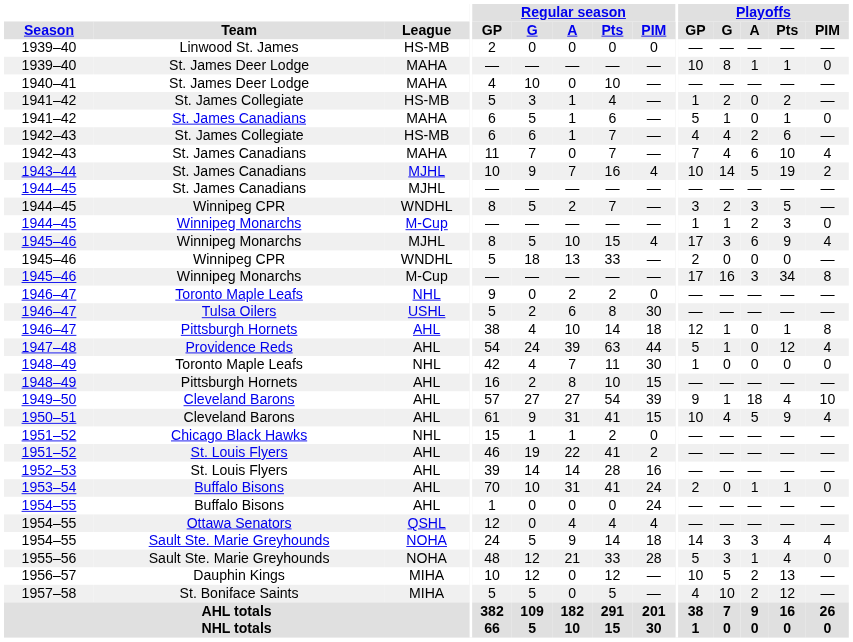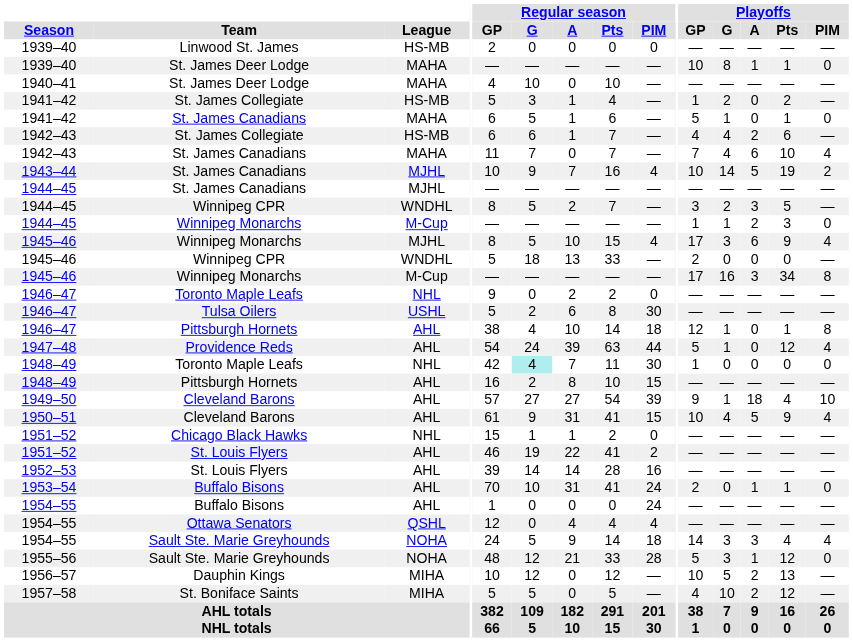(532, 364) no background -> (532, 364) paleturquoise background
(787, 558) 4 -> (787, 558) 12
